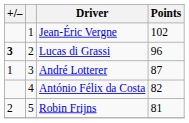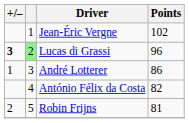(31, 51) no background -> (31, 51) lightgreen background
(156, 70) 87 -> (156, 70) 86
